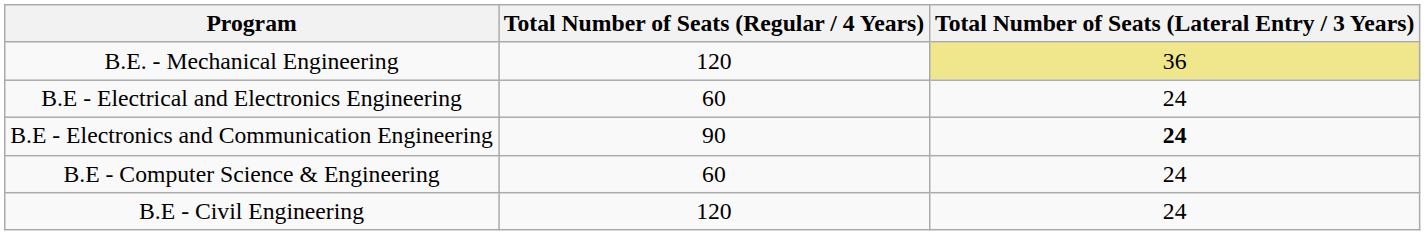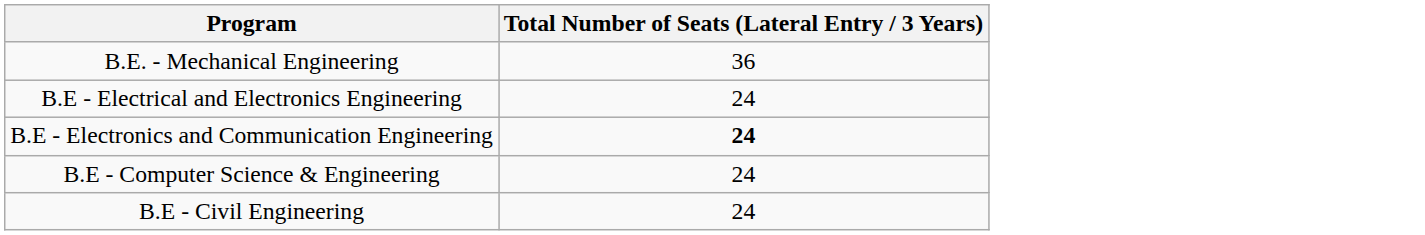- column: (714, 23)
(1175, 60) khaki background -> (743, 60) no background
